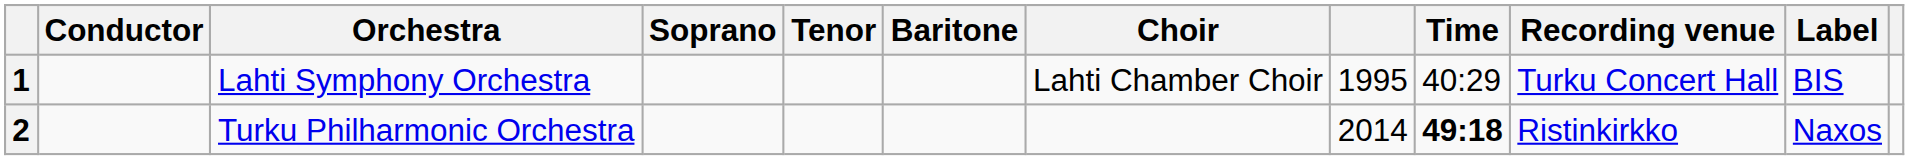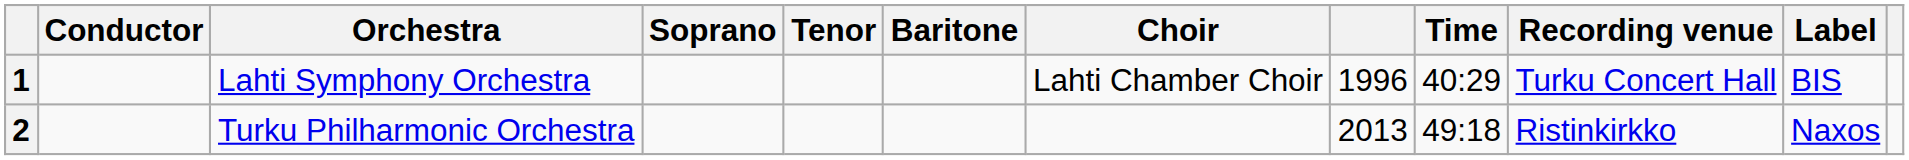(1373, 80) 1995 -> (1373, 80) 1996
(1373, 130) 2014 -> (1373, 130) 2013
(1462, 130) bold -> (1462, 130) normal
